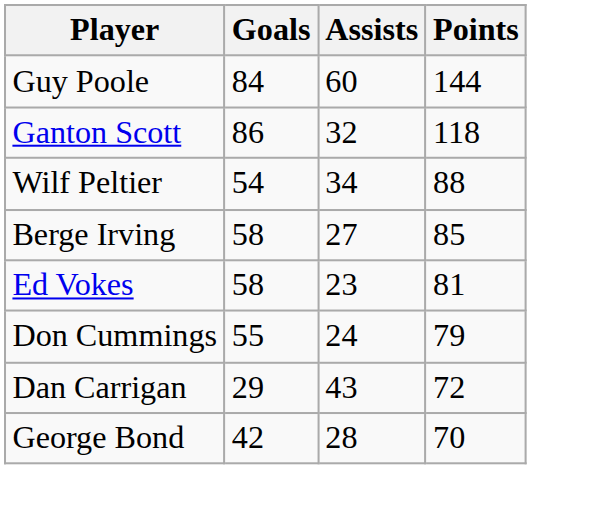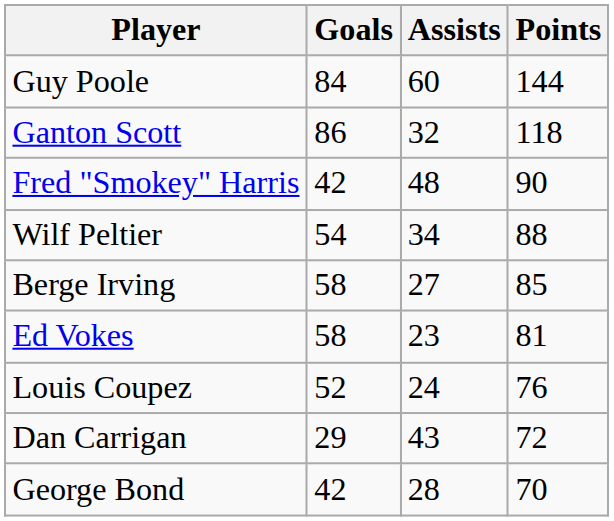+ row: (156, 183)
- row: (115, 336)
+ row: (102, 387)
